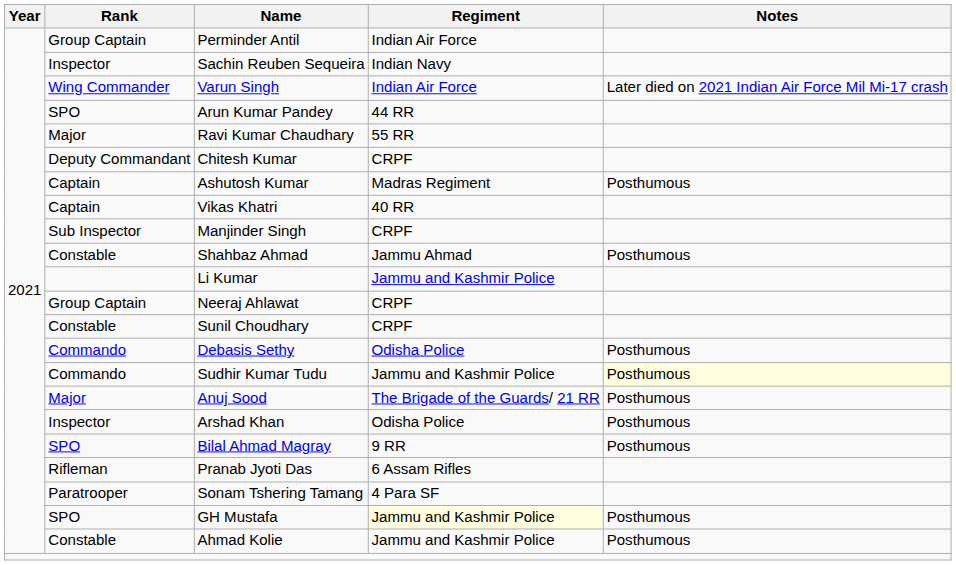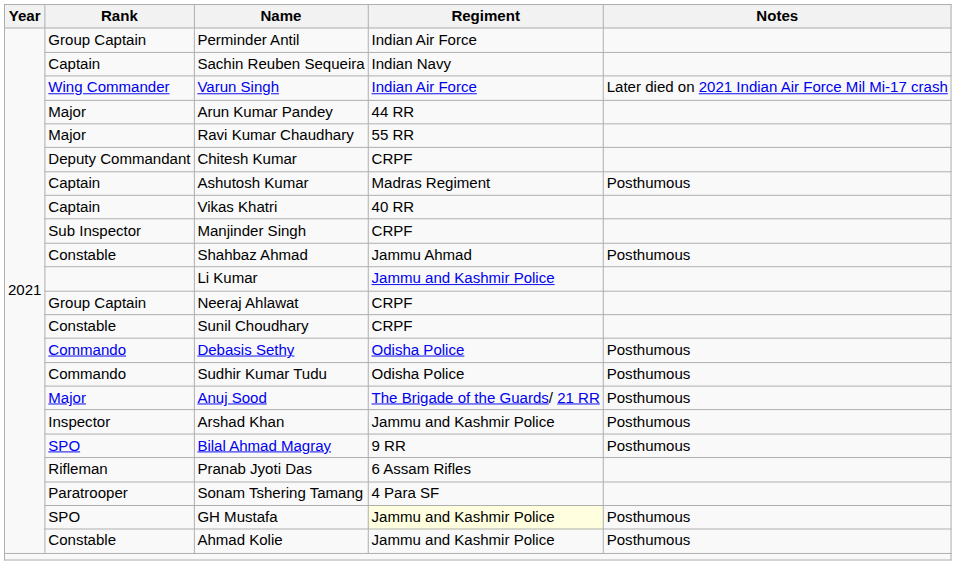(79, 64) Inspector -> (74, 64) Captain
(64, 111) SPO -> (67, 111) Major
(463, 374) Jammu and Kashmir Police -> (418, 374) Odisha Police
(649, 374) lightyellow background -> (649, 374) no background
(418, 421) Odisha Police -> (463, 421) Jammu and Kashmir Police
